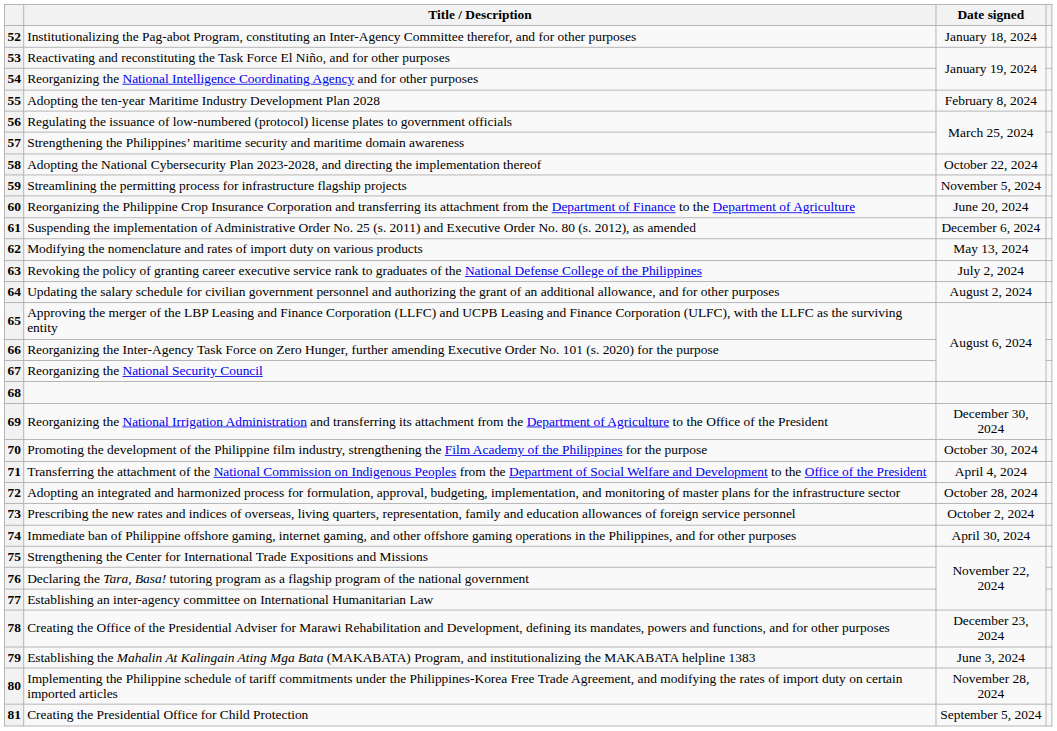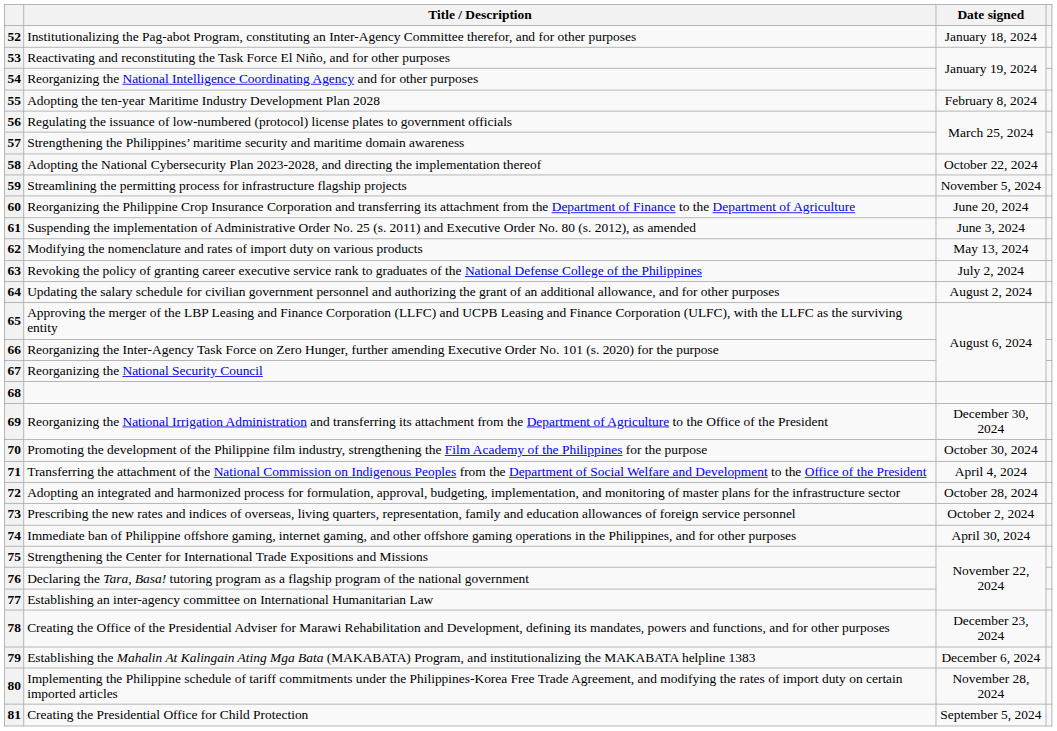(991, 228) December 6, 2024 -> (991, 228) June 3, 2024
(991, 657) June 3, 2024 -> (991, 657) December 6, 2024
